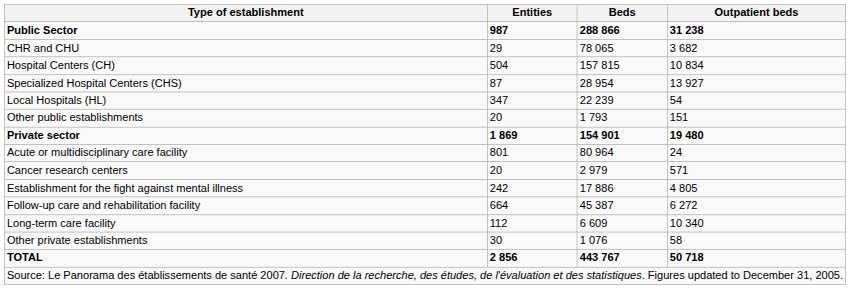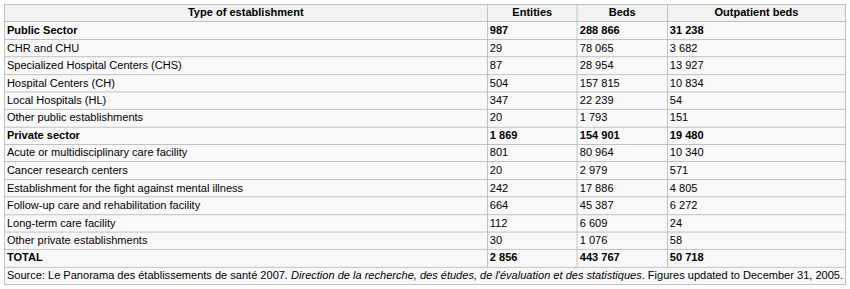rows swapped: (61, 65) <-> (94, 83)
(676, 153) 24 -> (687, 153) 10 340
(687, 223) 10 340 -> (676, 223) 24
